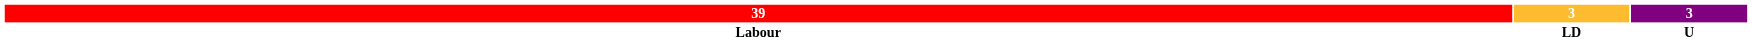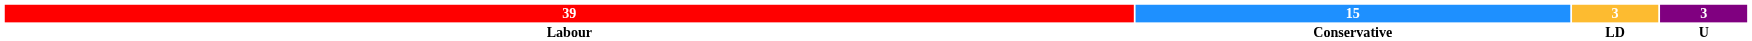+ column: (1353, 13)
